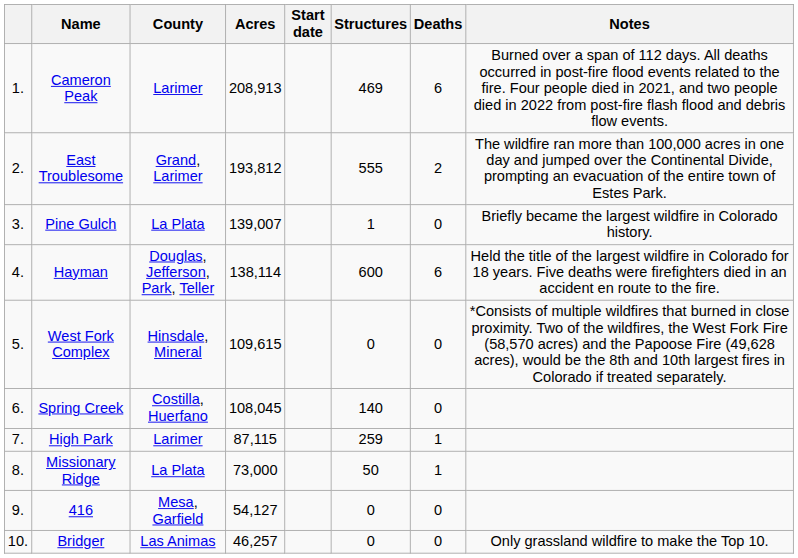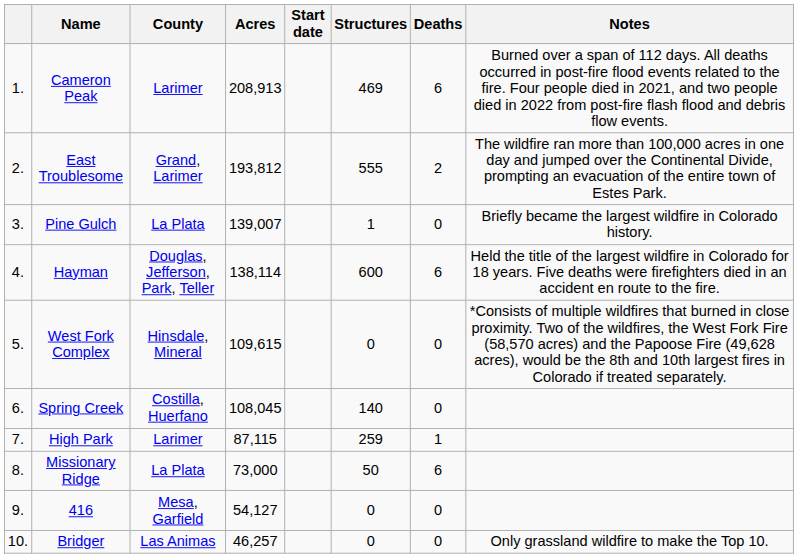(438, 471) 1 -> (438, 471) 6
